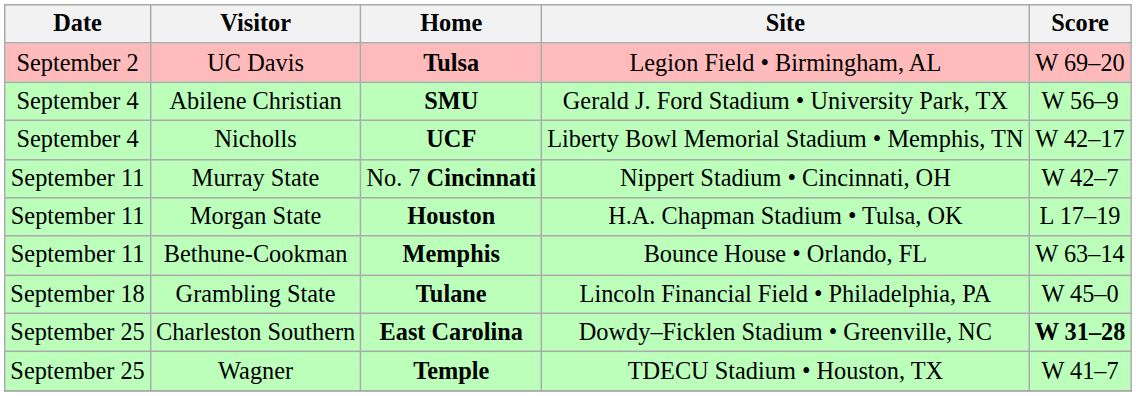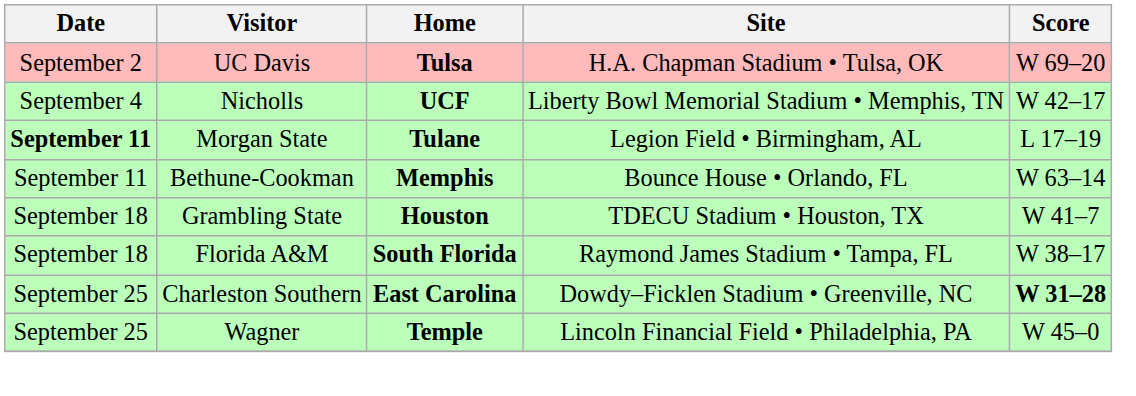(785, 62) Legion Field • Birmingham, AL -> (766, 62) H.A. Chapman Stadium • Tulsa, OK
- row: (256, 100)
- row: (256, 178)
(78, 216) normal -> (81, 139) bold
(451, 216) Houston -> (445, 139) Tulane
(785, 216) H.A. Chapman Stadium • Tulsa, OK -> (766, 139) Legion Field • Birmingham, AL
(451, 293) Tulane -> (445, 216) Houston
(785, 293) Lincoln Financial Field • Philadelphia, PA -> (766, 216) TDECU Stadium • Houston, TX
(1080, 293) W 45–0 -> (1061, 216) W 41–7
+ row: (262, 255)
(785, 370) TDECU Stadium • Houston, TX -> (766, 332) Lincoln Financial Field • Philadelphia, PA
(1080, 370) W 41–7 -> (1061, 332) W 45–0
